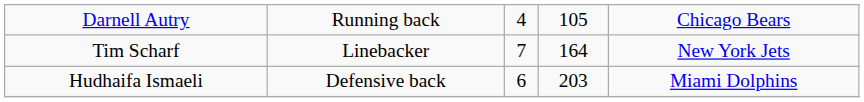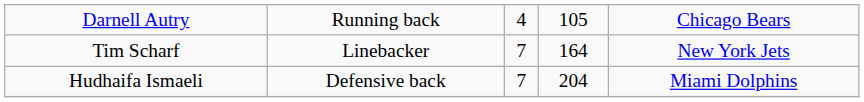(521, 81) 6 -> (521, 81) 7
(573, 81) 203 -> (573, 81) 204
